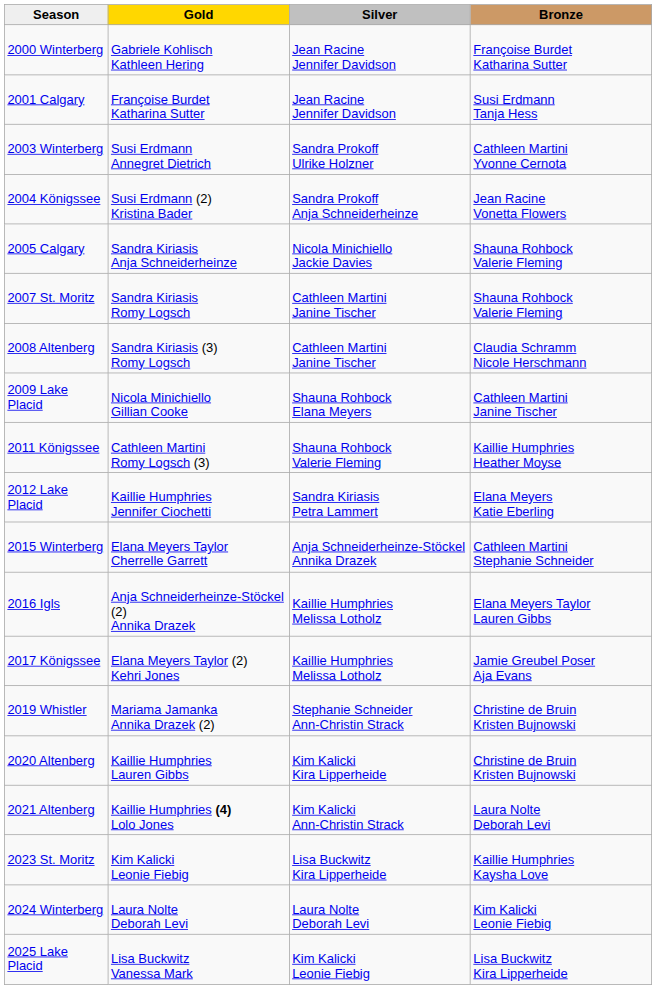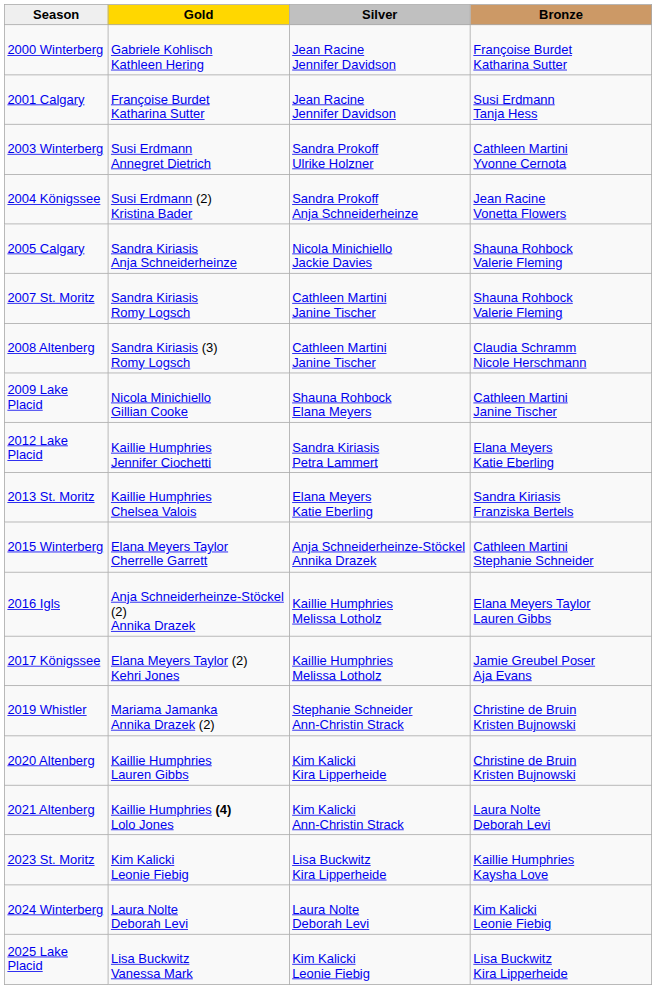- row: (53, 447)
+ row: (51, 497)
